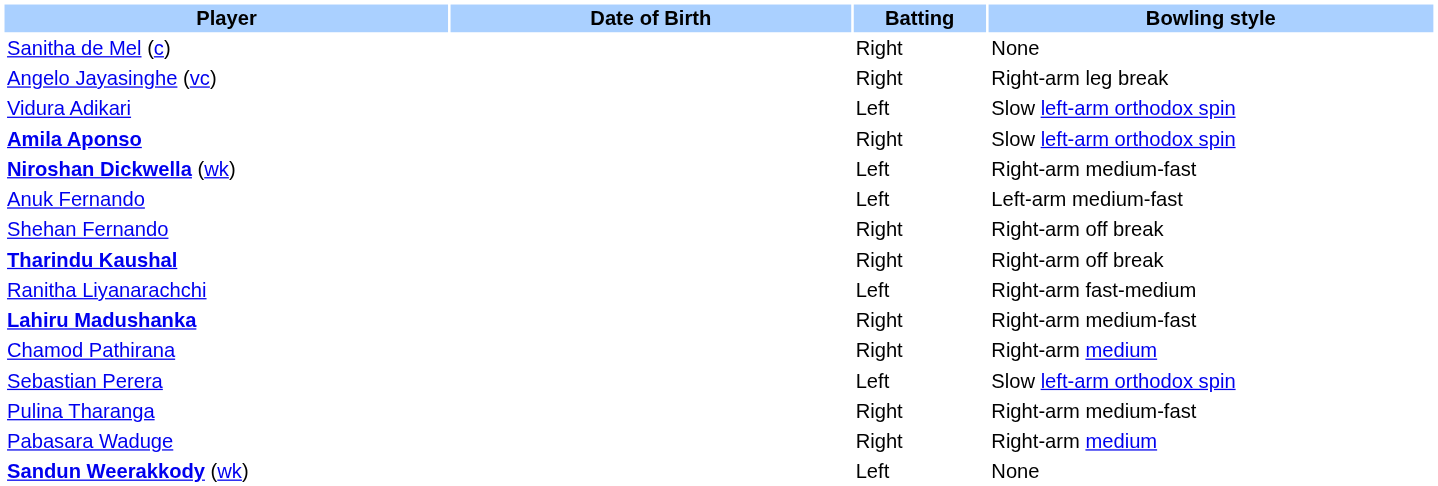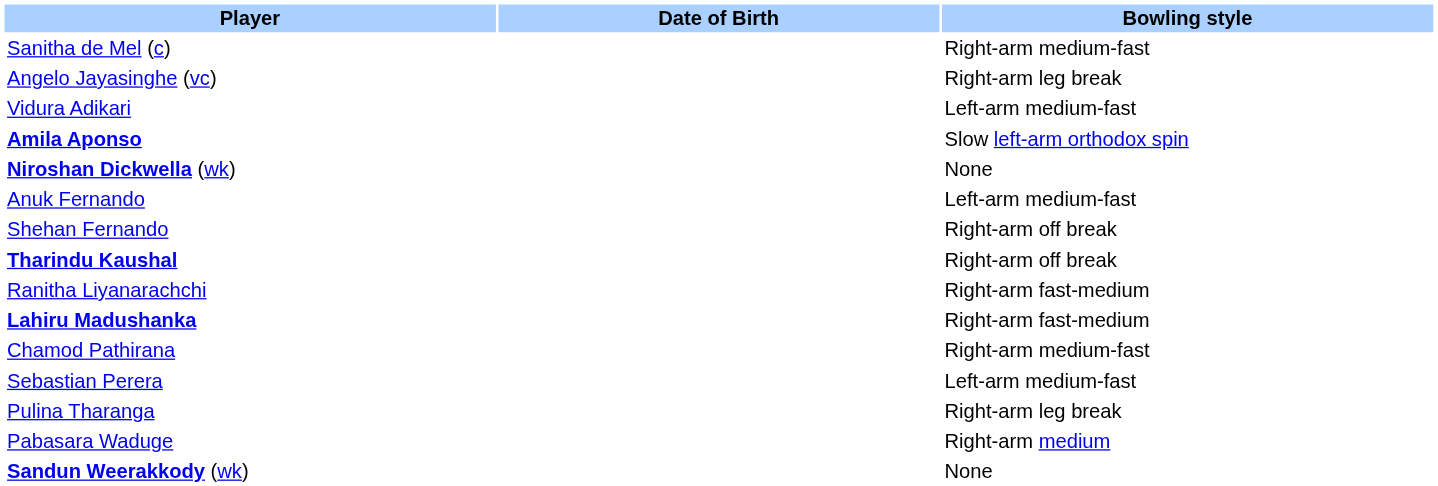- column: (920, 18)
(1015, 48) None -> (1047, 48) Right-arm medium-fast
(1113, 108) Slow left-arm orthodox spin -> (1040, 108) Left-arm medium-fast
(1094, 169) Right-arm medium-fast -> (969, 169) None
(1094, 320) Right-arm medium-fast -> (1047, 320) Right-arm fast-medium
(1074, 350) Right-arm medium -> (1047, 350) Right-arm medium-fast
(1113, 381) Slow left-arm orthodox spin -> (1040, 381) Left-arm medium-fast
(1094, 411) Right-arm medium-fast -> (1033, 411) Right-arm leg break
